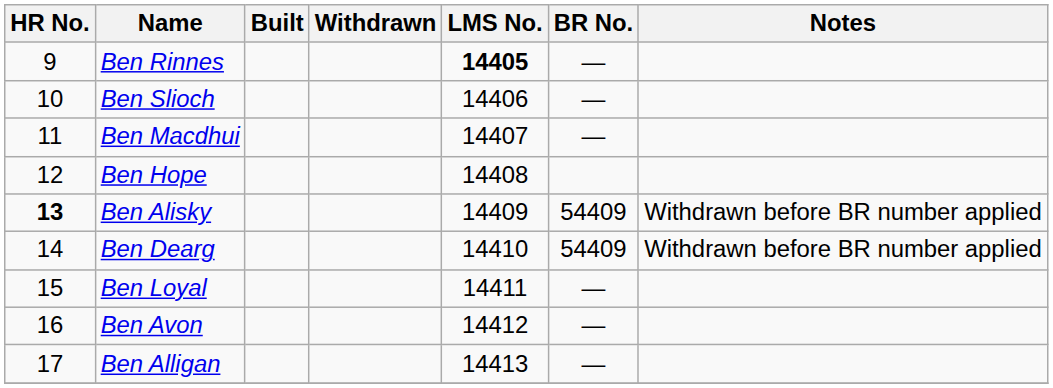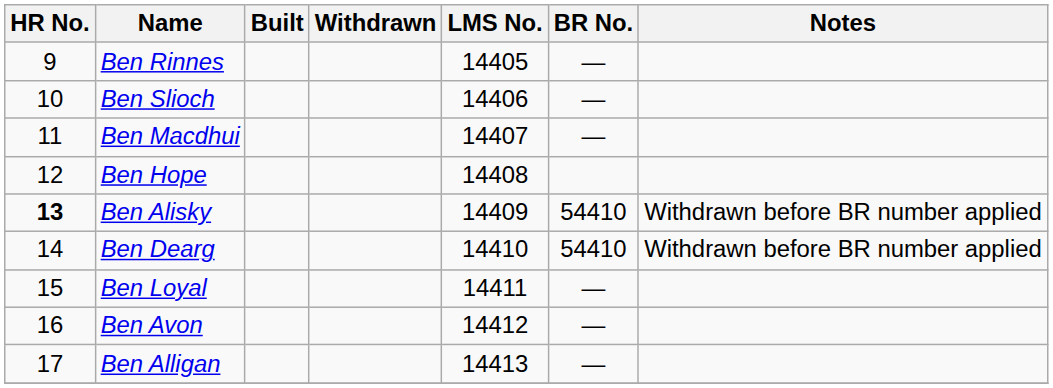(495, 61) bold -> (495, 61) normal
(593, 212) 54409 -> (593, 212) 54410
(593, 250) 54409 -> (593, 250) 54410
